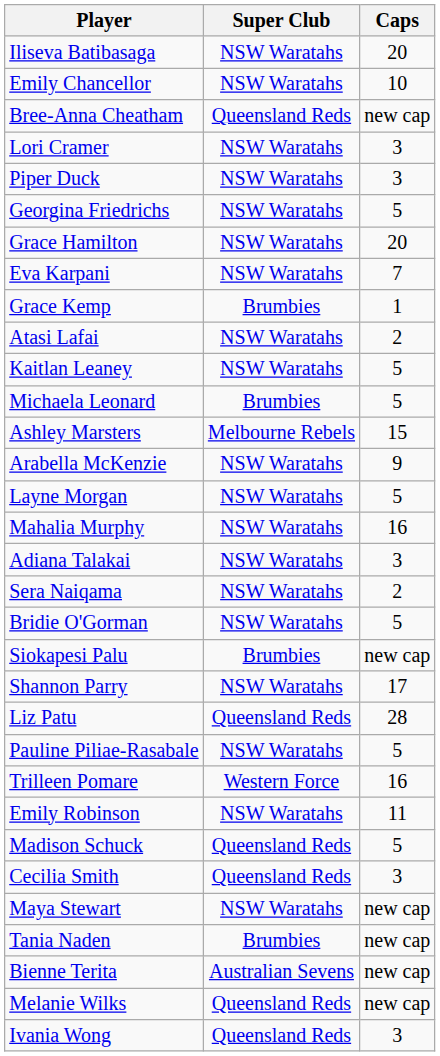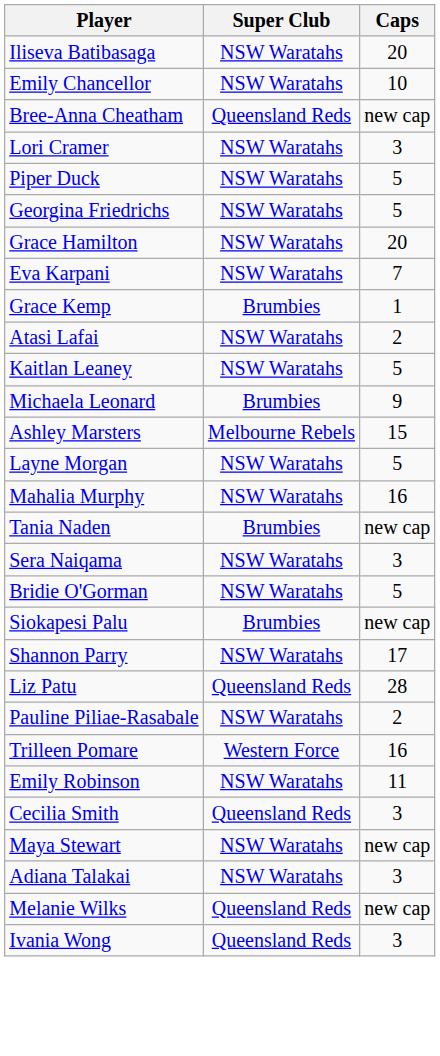(397, 178) 3 -> (397, 178) 5
(397, 400) 5 -> (397, 400) 9
- row: (88, 464)
rows swapped: (60, 940) <-> (70, 559)
(397, 591) 2 -> (397, 559) 3
(397, 749) 5 -> (397, 718) 2
- row: (76, 845)
- row: (63, 971)
